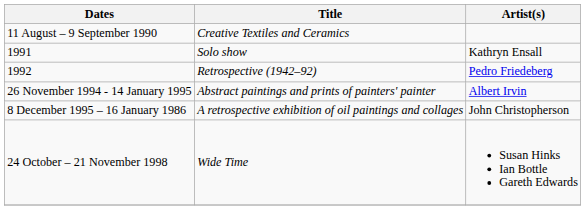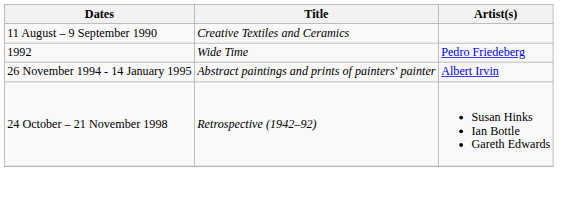- row: (19, 52)
(257, 71) Retrospective (1942–92) -> (223, 52) Wide Time
- row: (97, 110)
(223, 162) Wide Time -> (257, 123) Retrospective (1942–92)
